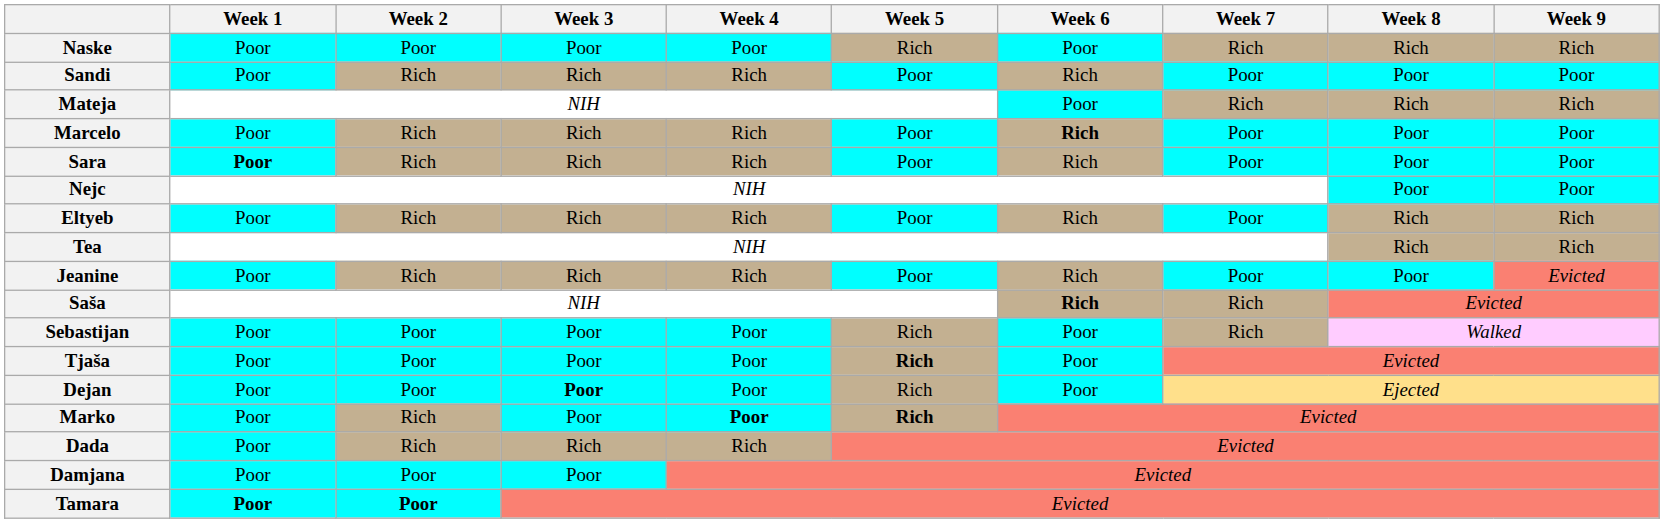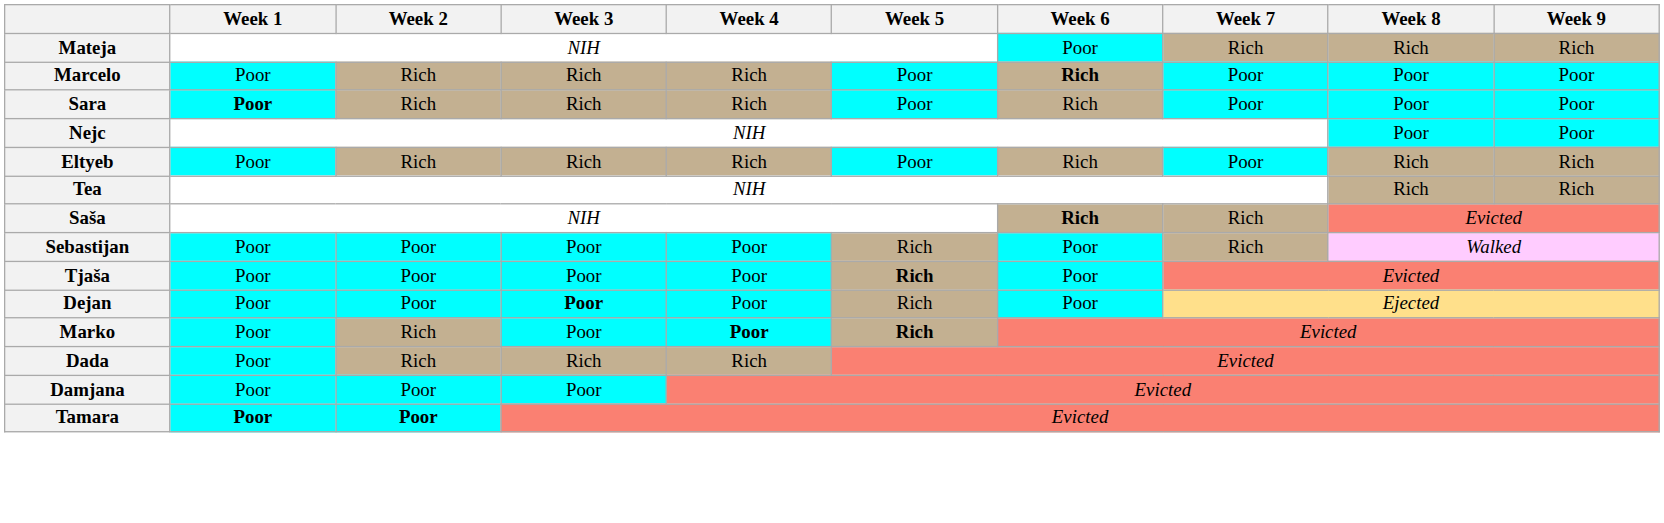- row: (87, 47)
- row: (87, 76)
- row: (87, 275)
